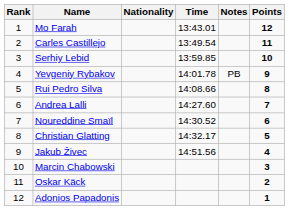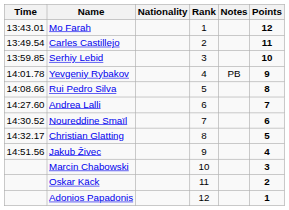columns swapped: (18, 12) <-> (197, 12)
